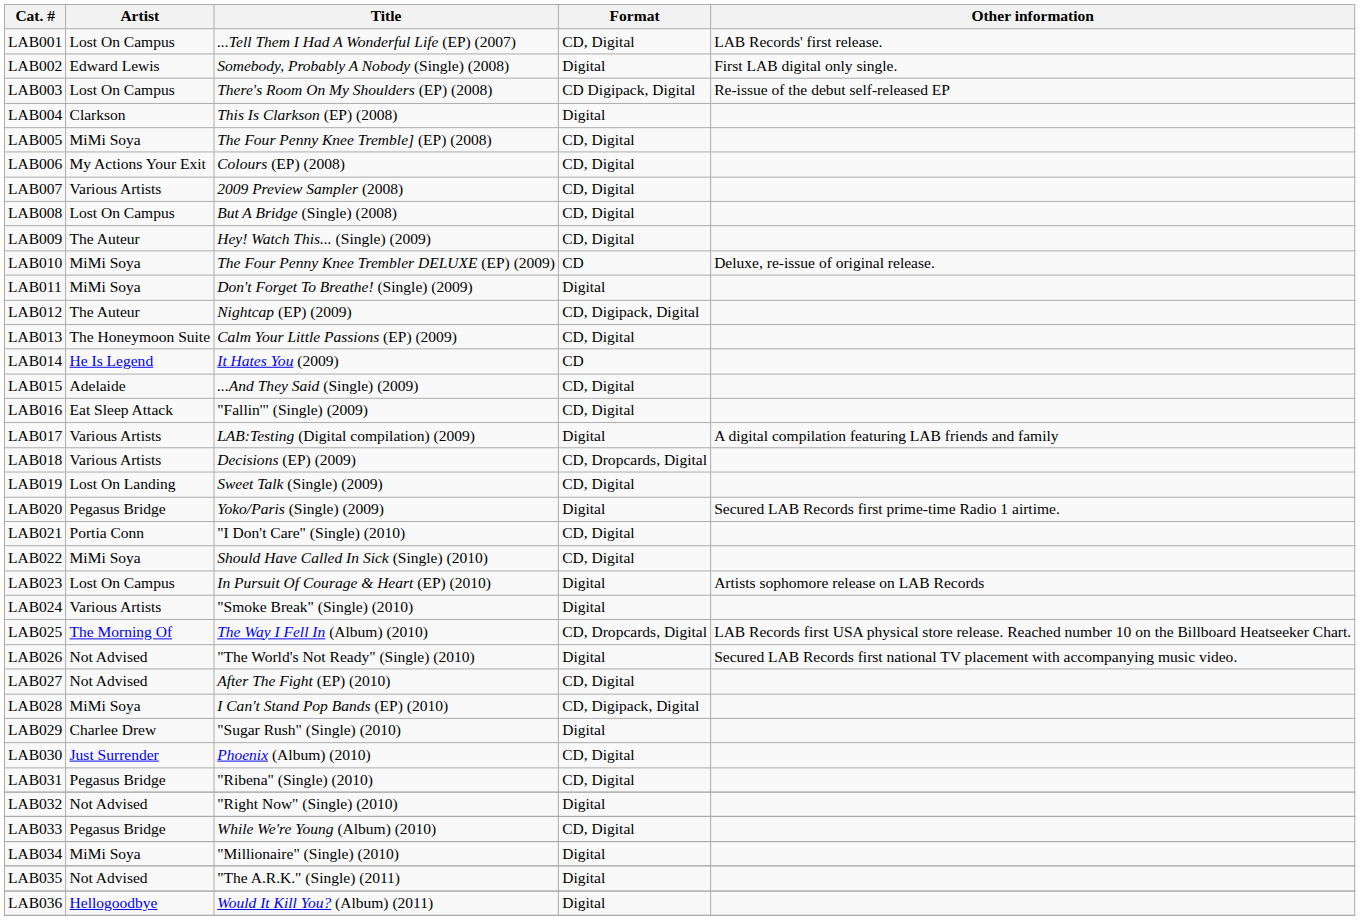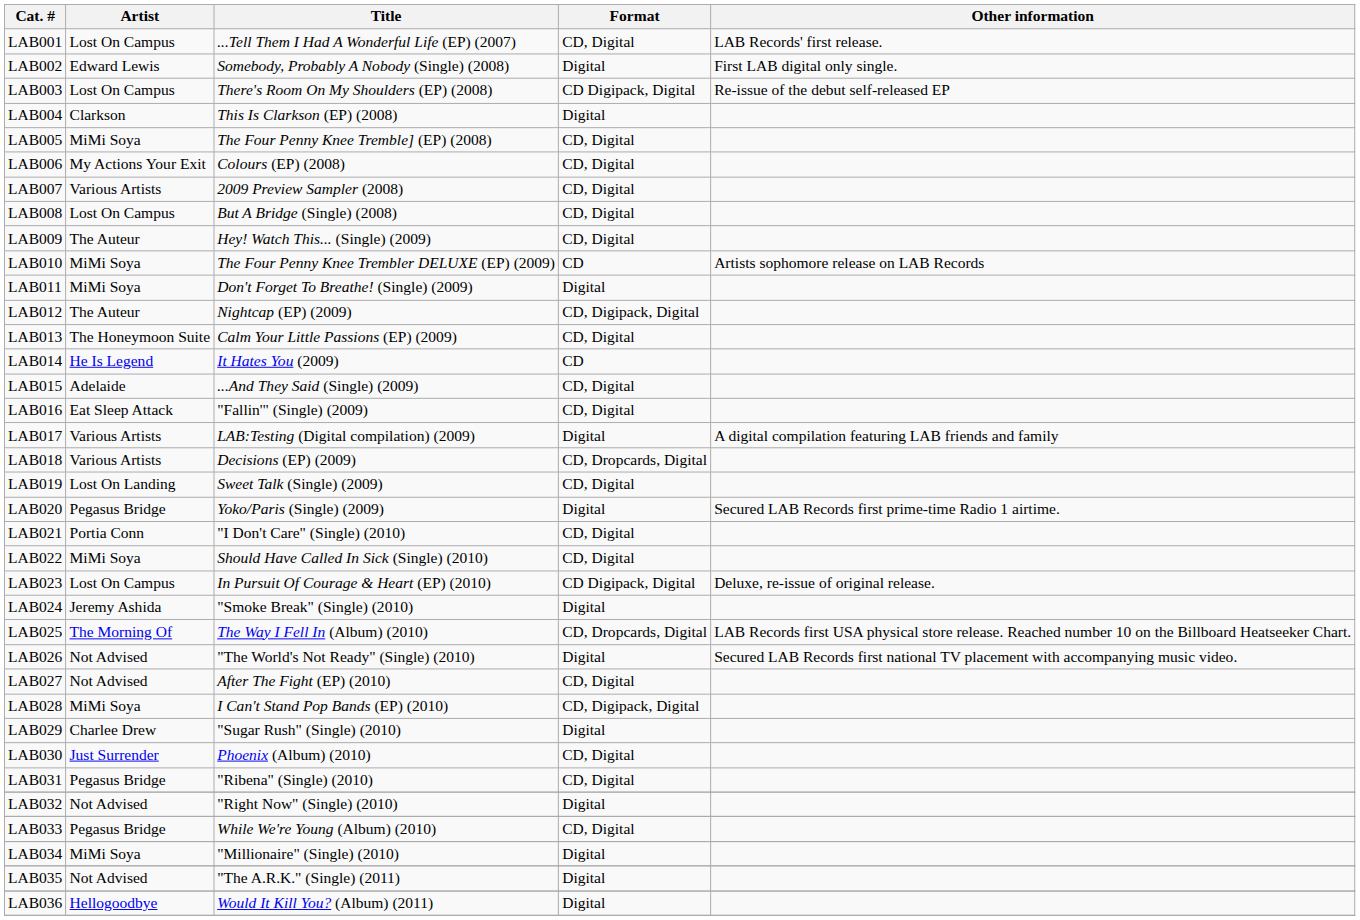(824, 262) Deluxe, re-issue of original release. -> (849, 262) Artists sophomore release on LAB Records
(584, 582) Digital -> (629, 582) CD Digipack, Digital
(849, 582) Artists sophomore release on LAB Records -> (824, 582) Deluxe, re-issue of original release.
(115, 607) Various Artists -> (115, 607) Jeremy Ashida
